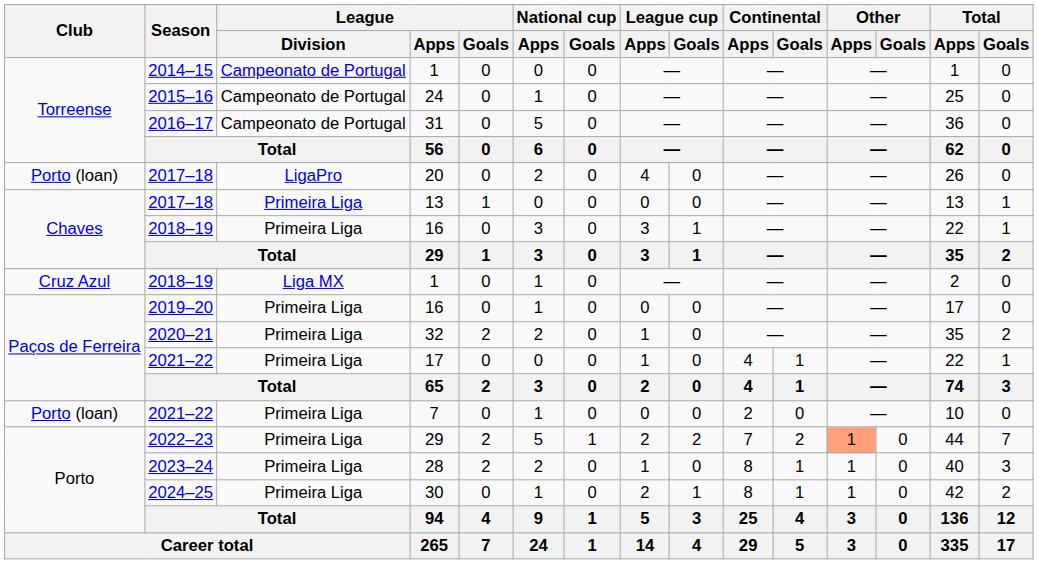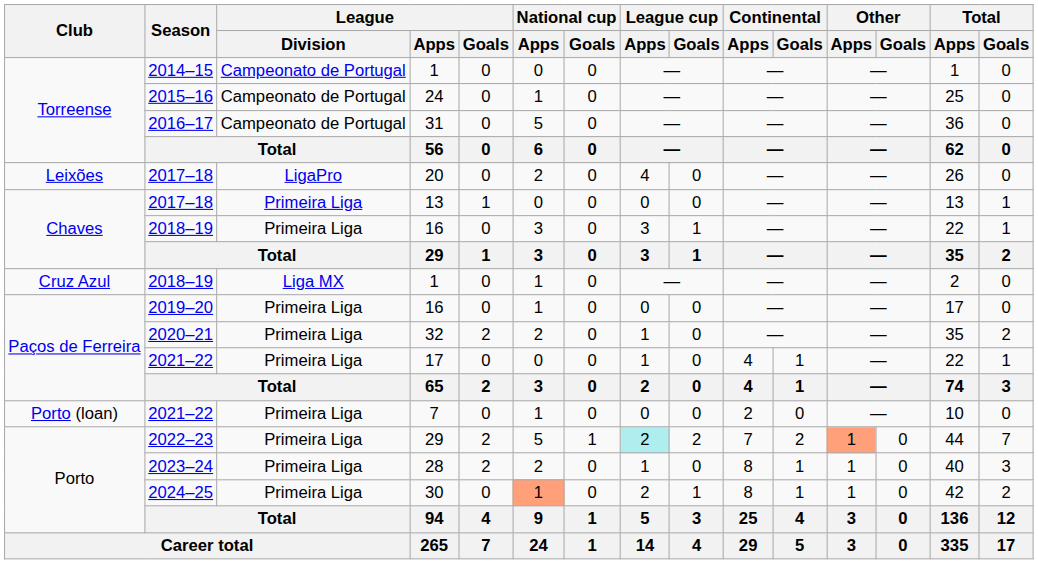(74, 176) Porto (loan) -> (74, 176) Leixões
(645, 439) no background -> (645, 439) paleturquoise background
(538, 492) no background -> (538, 492) lightsalmon background
